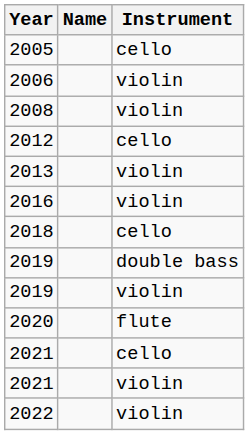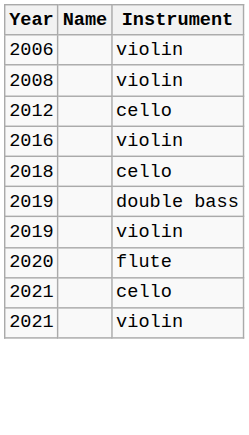- row: (31, 50)
- row: (31, 171)
- row: (31, 414)
